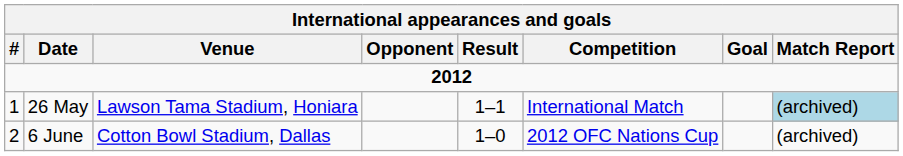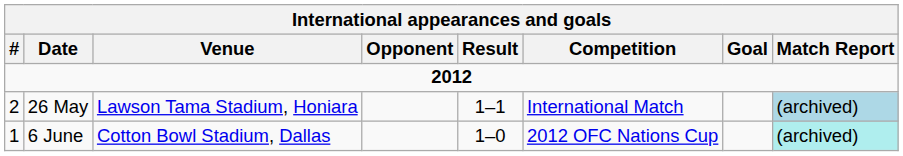(14, 107) 1 -> (14, 107) 2
(14, 136) 2 -> (14, 136) 1
(818, 136) no background -> (818, 136) paleturquoise background
